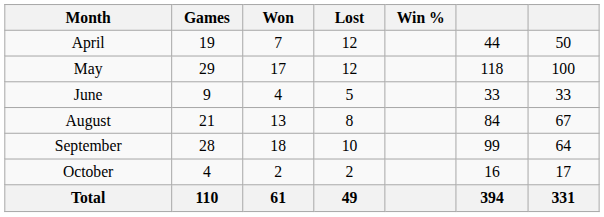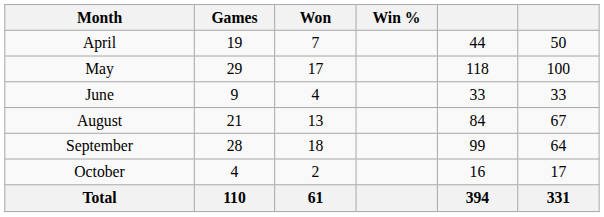- column: (349, 17)
